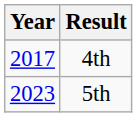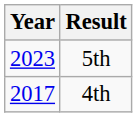rows swapped: (96, 58) <-> (96, 93)
